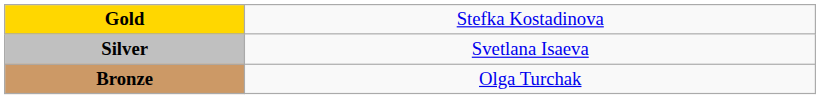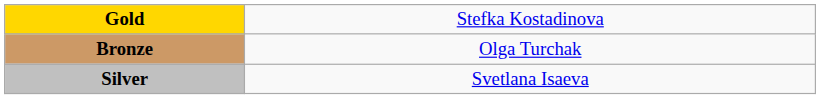rows swapped: (125, 49) <-> (125, 78)
